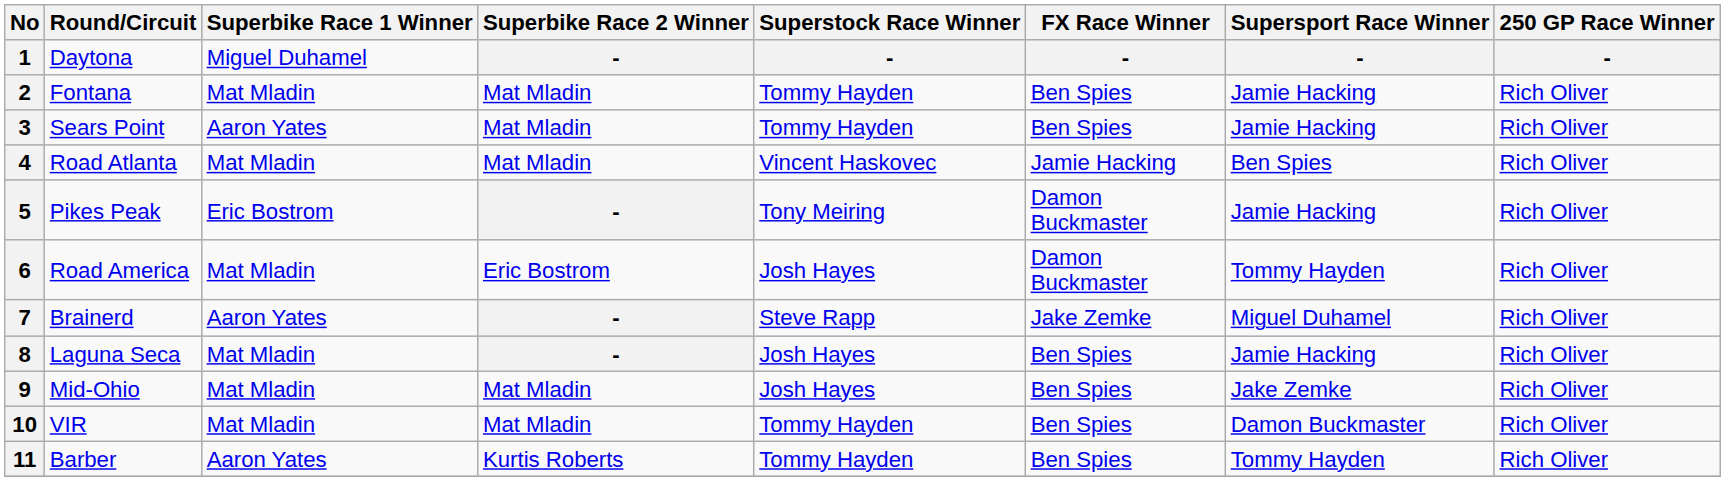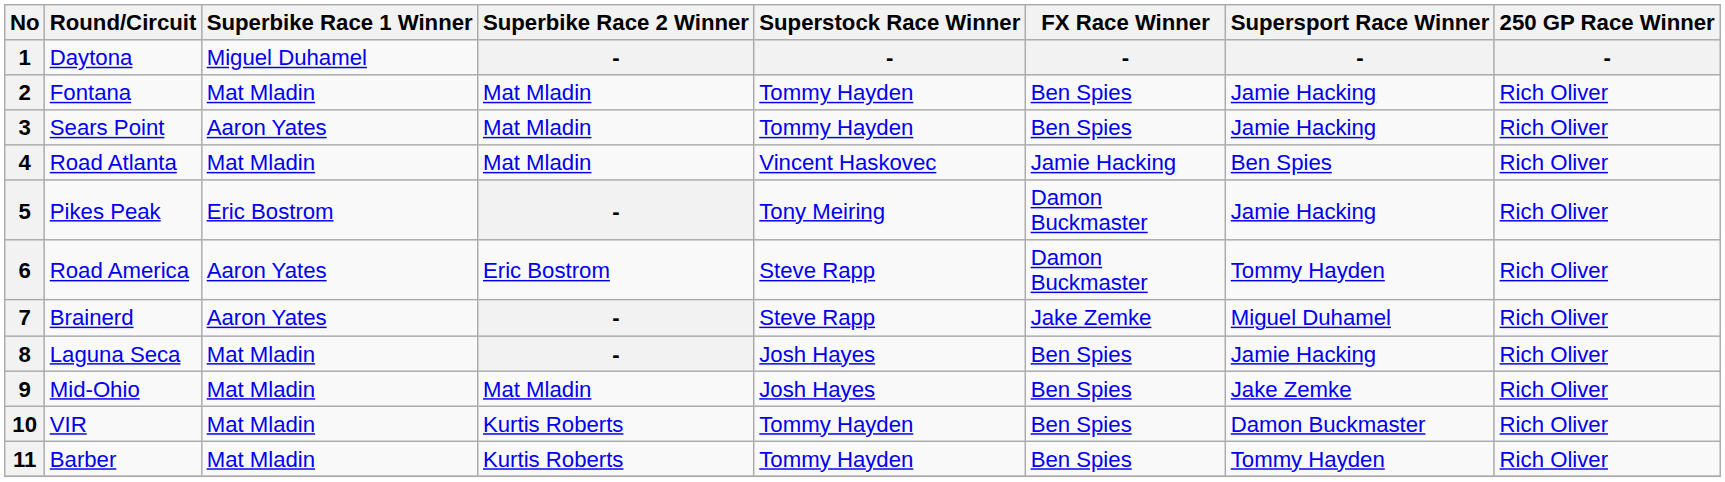(261, 271) Mat Mladin -> (267, 271) Aaron Yates
(817, 271) Josh Hayes -> (817, 271) Steve Rapp
(537, 423) Mat Mladin -> (553, 423) Kurtis Roberts
(267, 459) Aaron Yates -> (261, 459) Mat Mladin
